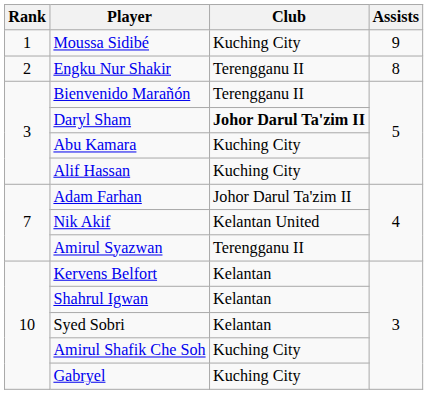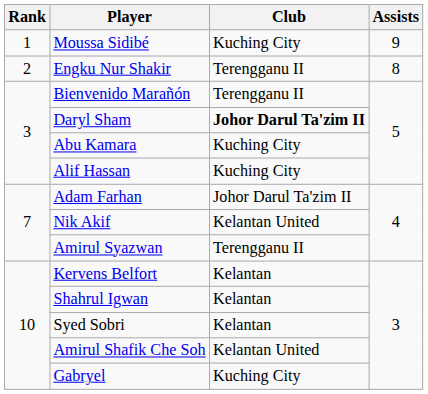(257, 350) Kuching City -> (266, 350) Kelantan United
